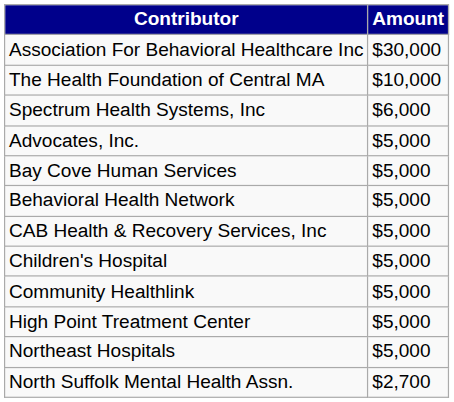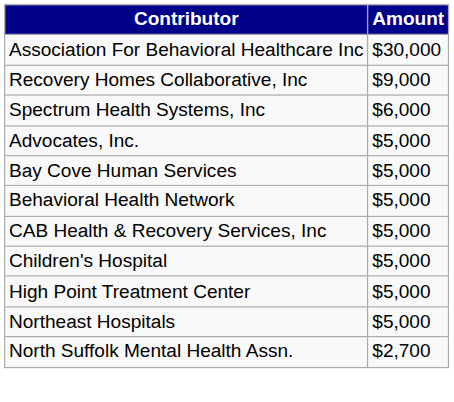- row: (167, 79)
+ row: (158, 79)
- row: (102, 291)
